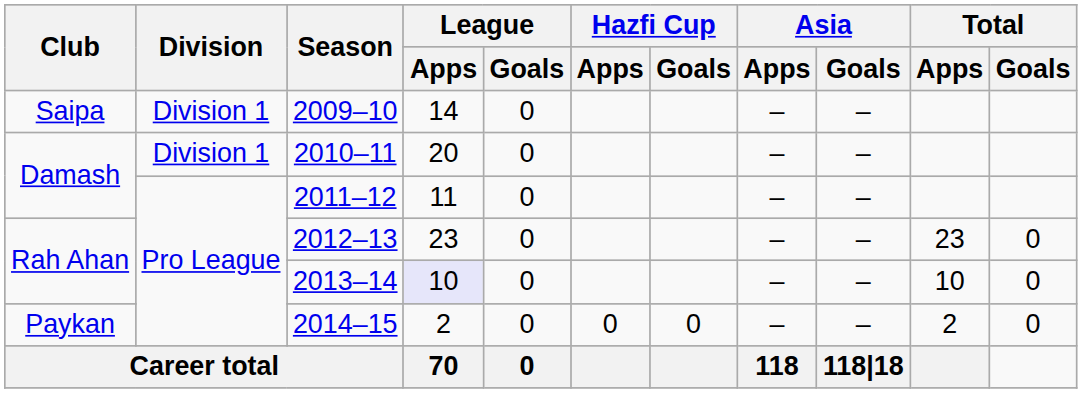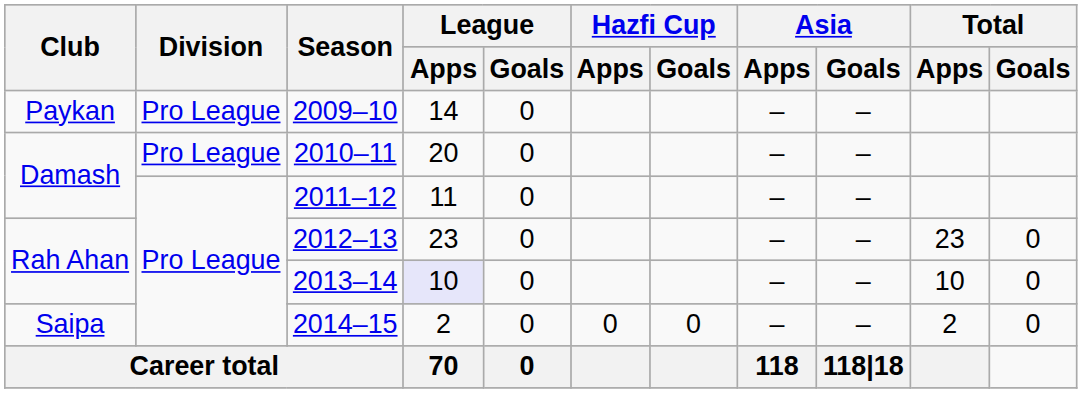(70, 111) Saipa -> (70, 111) Paykan
(211, 111) Division 1 -> (211, 111) Pro League
(211, 153) Division 1 -> (211, 153) Pro League
(70, 324) Paykan -> (70, 324) Saipa
